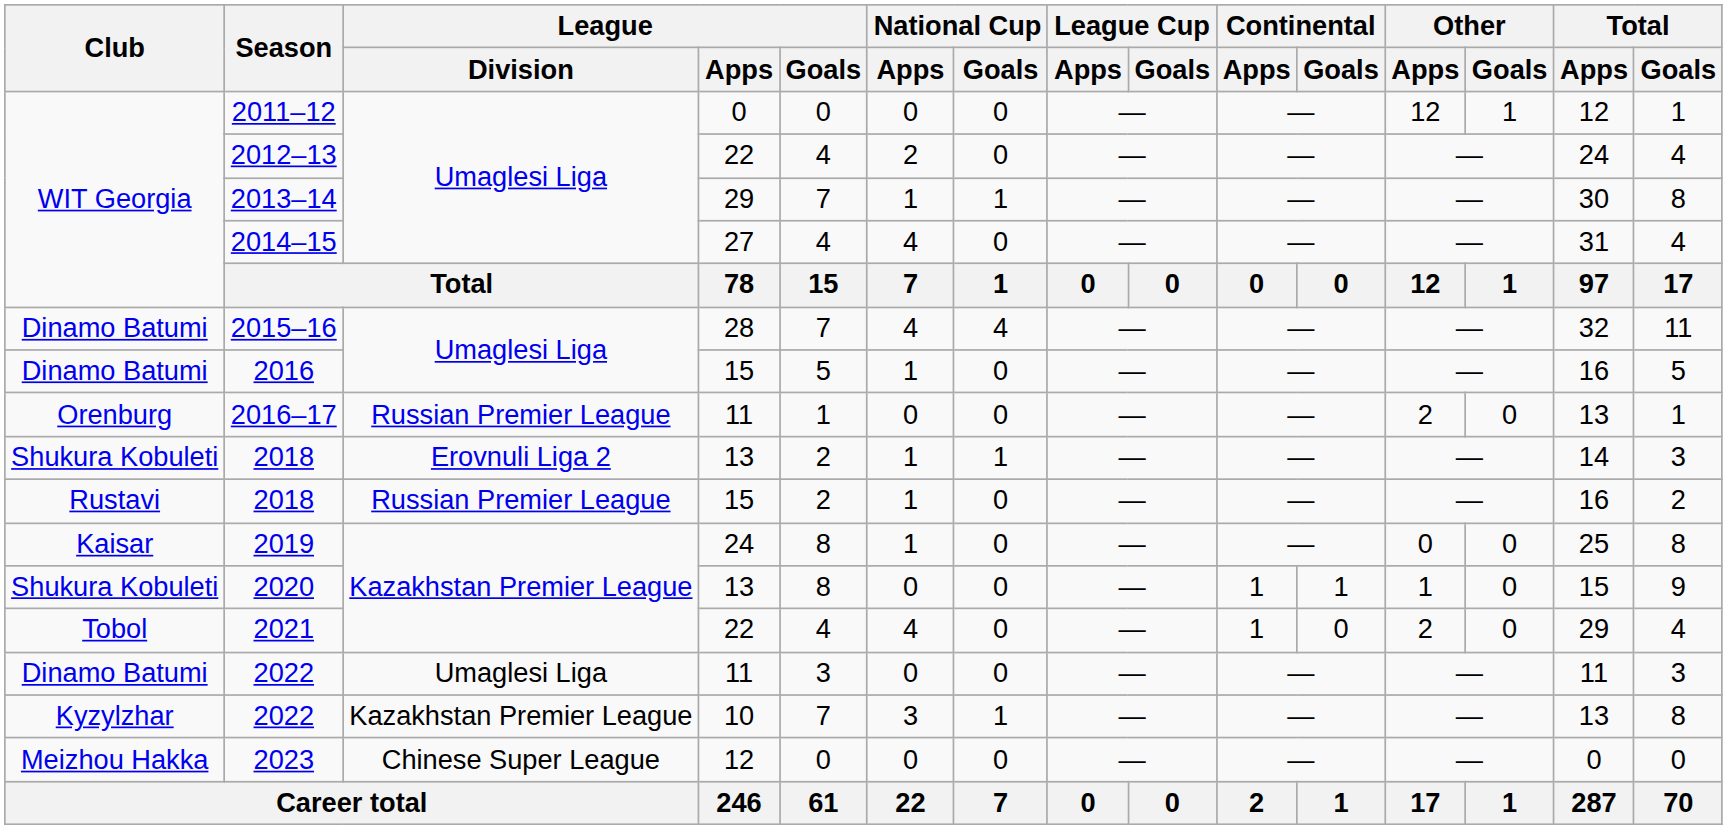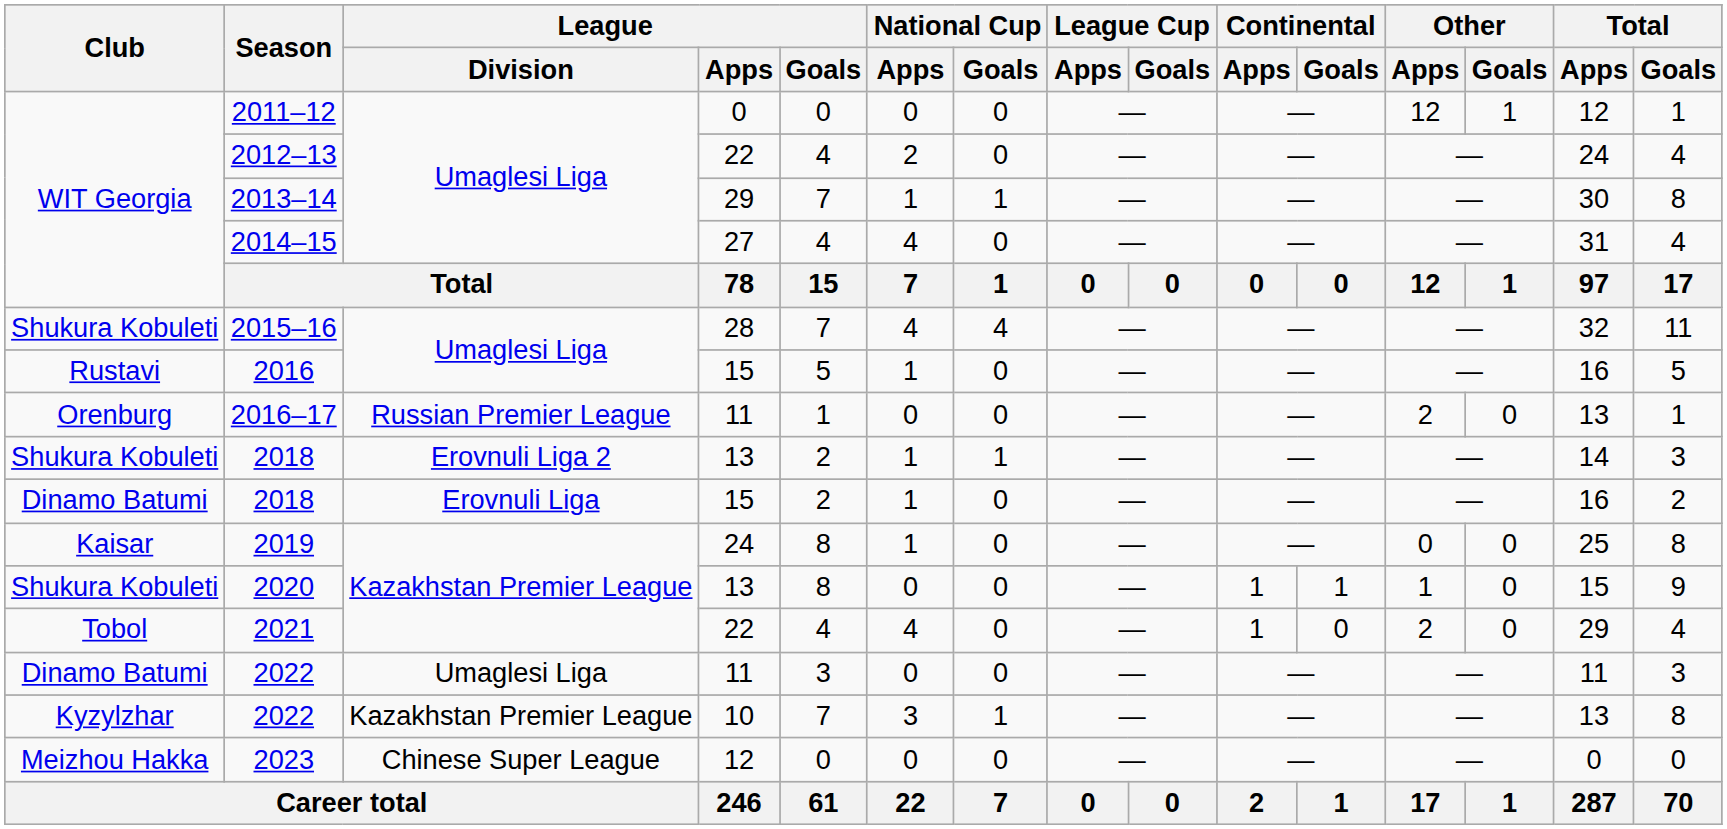(115, 328) Dinamo Batumi -> (115, 328) Shukura Kobuleti
(115, 371) Dinamo Batumi -> (115, 371) Rustavi
(115, 500) Rustavi -> (115, 500) Dinamo Batumi
(521, 500) Russian Premier League -> (521, 500) Erovnuli Liga
